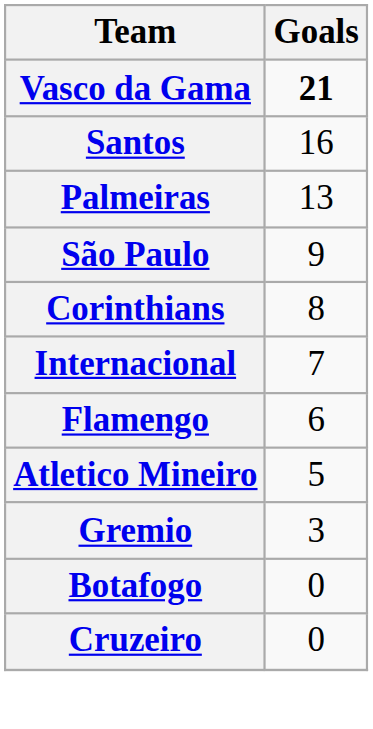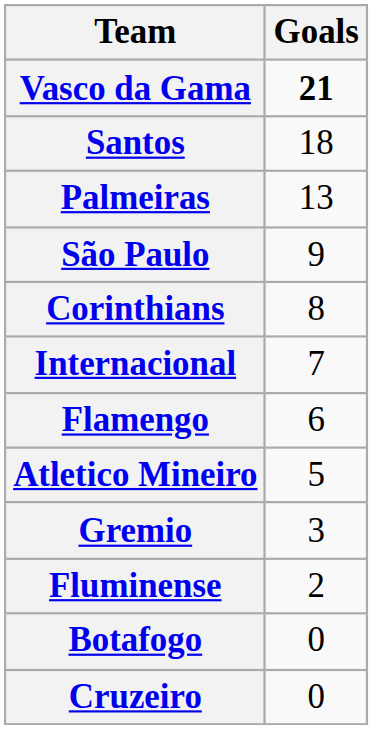(316, 142) 16 -> (316, 142) 18
+ row: (135, 585)
